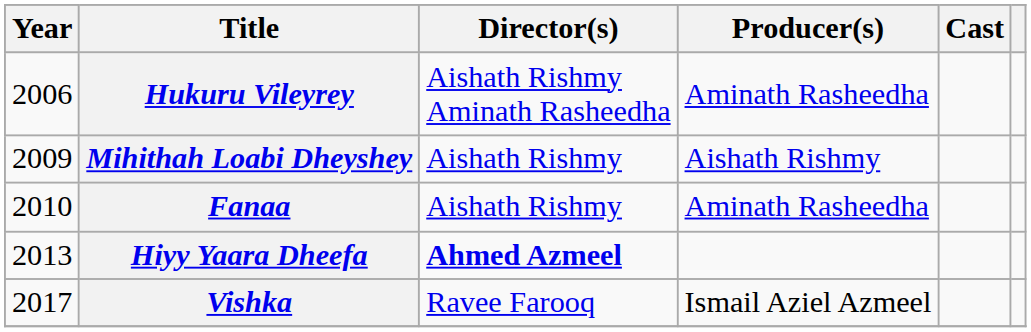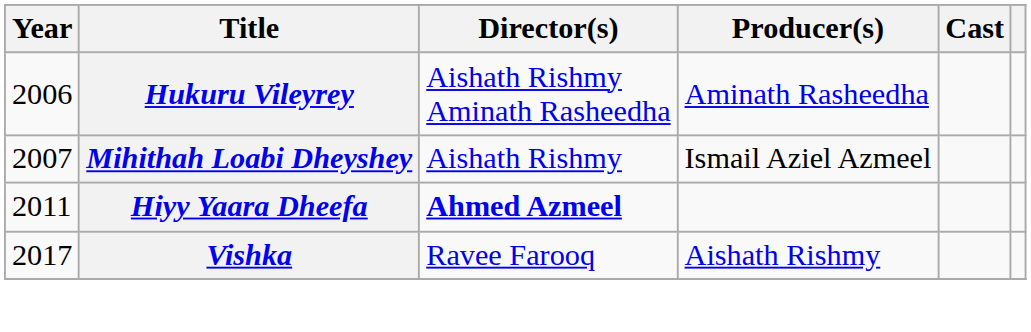(42, 158) 2009 -> (42, 158) 2007
(782, 158) Aishath Rishmy -> (808, 158) Ismail Aziel Azmeel
- row: (249, 206)
(42, 254) 2013 -> (42, 206) 2011
(808, 302) Ismail Aziel Azmeel -> (782, 254) Aishath Rishmy
